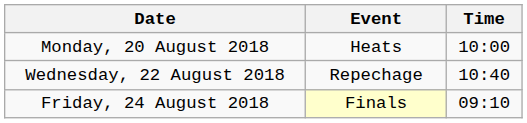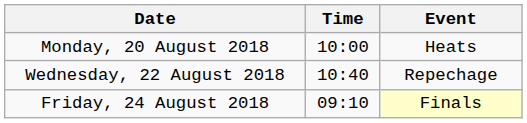columns swapped: (484, 19) <-> (376, 19)
